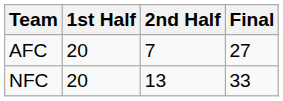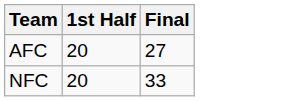- column: (183, 19)
